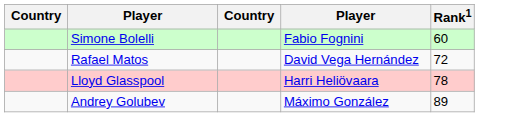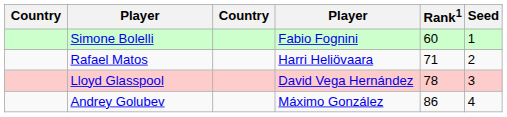+ column: (483, 16)
(351, 60) David Vega Hernández -> (326, 60) Harri Heliövaara
(441, 60) 72 -> (431, 60) 71
(331, 80) Harri Heliövaara -> (346, 80) David Vega Hernández
(441, 101) 89 -> (431, 101) 86
